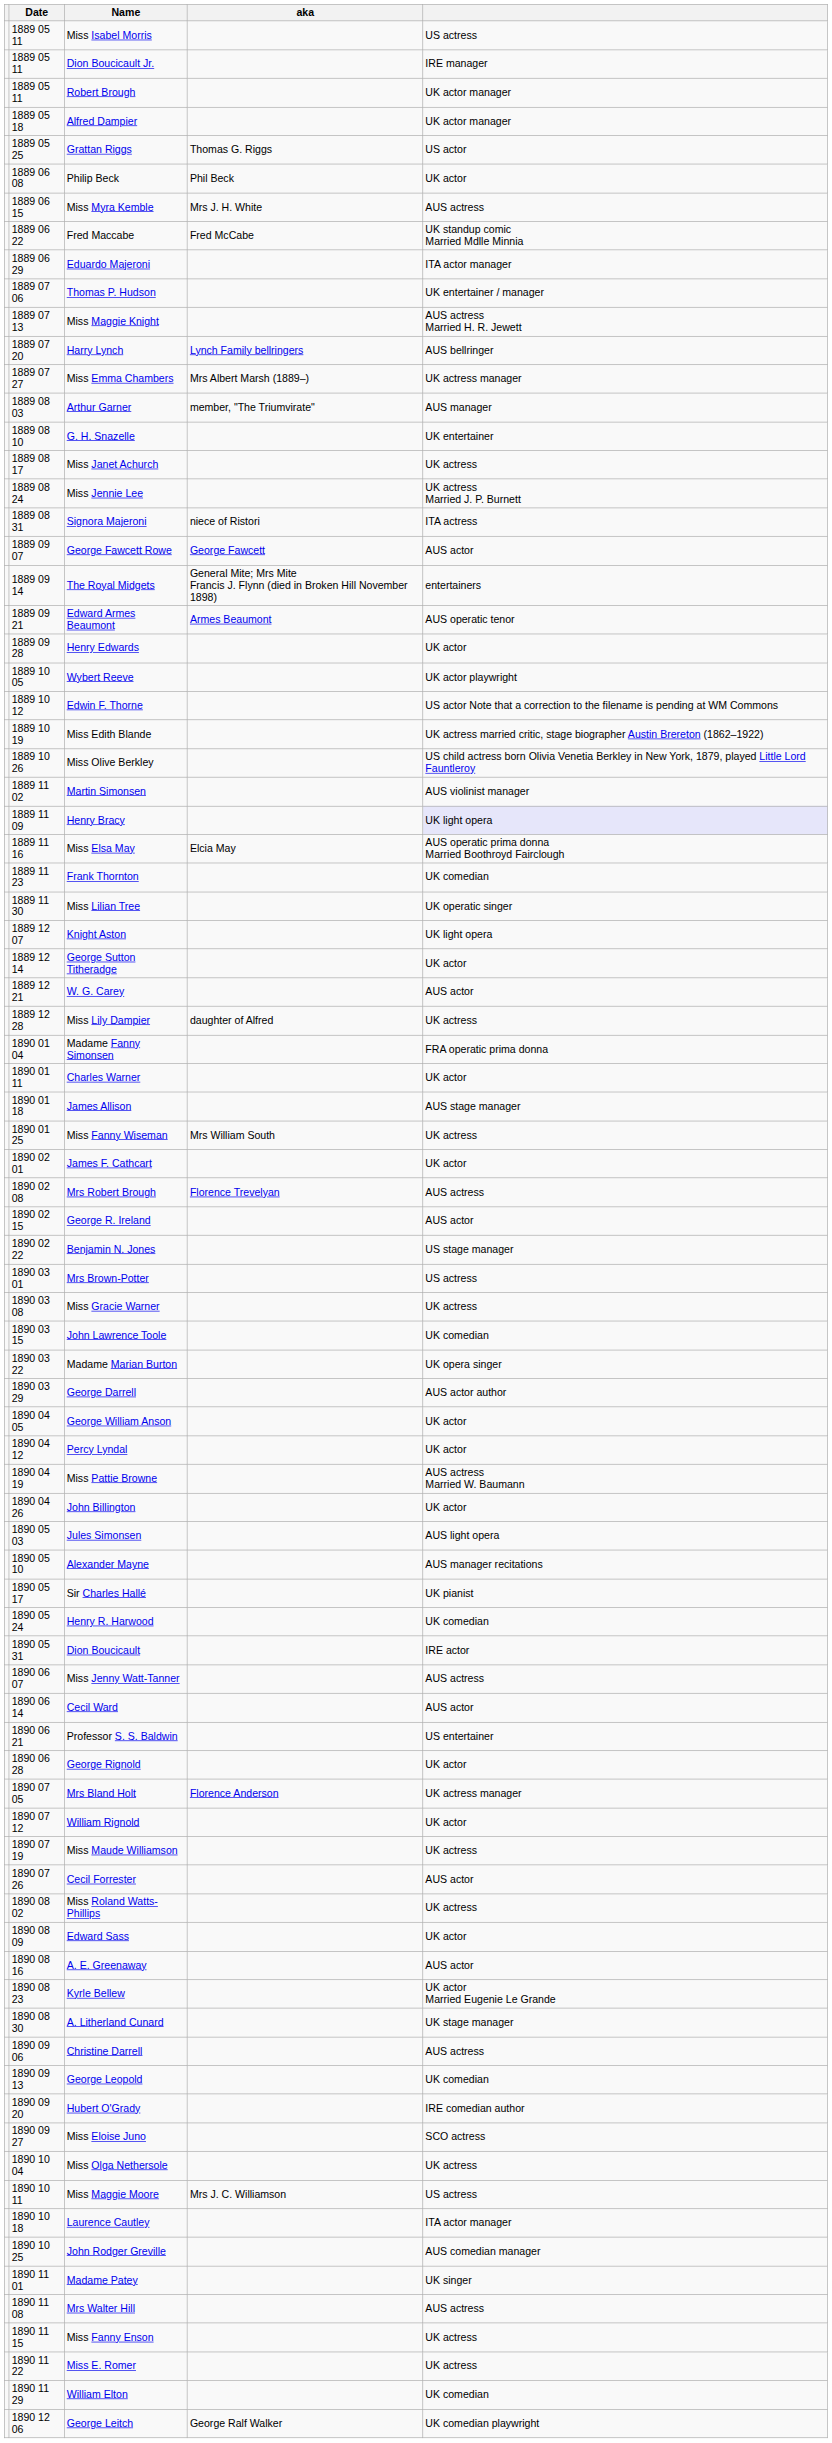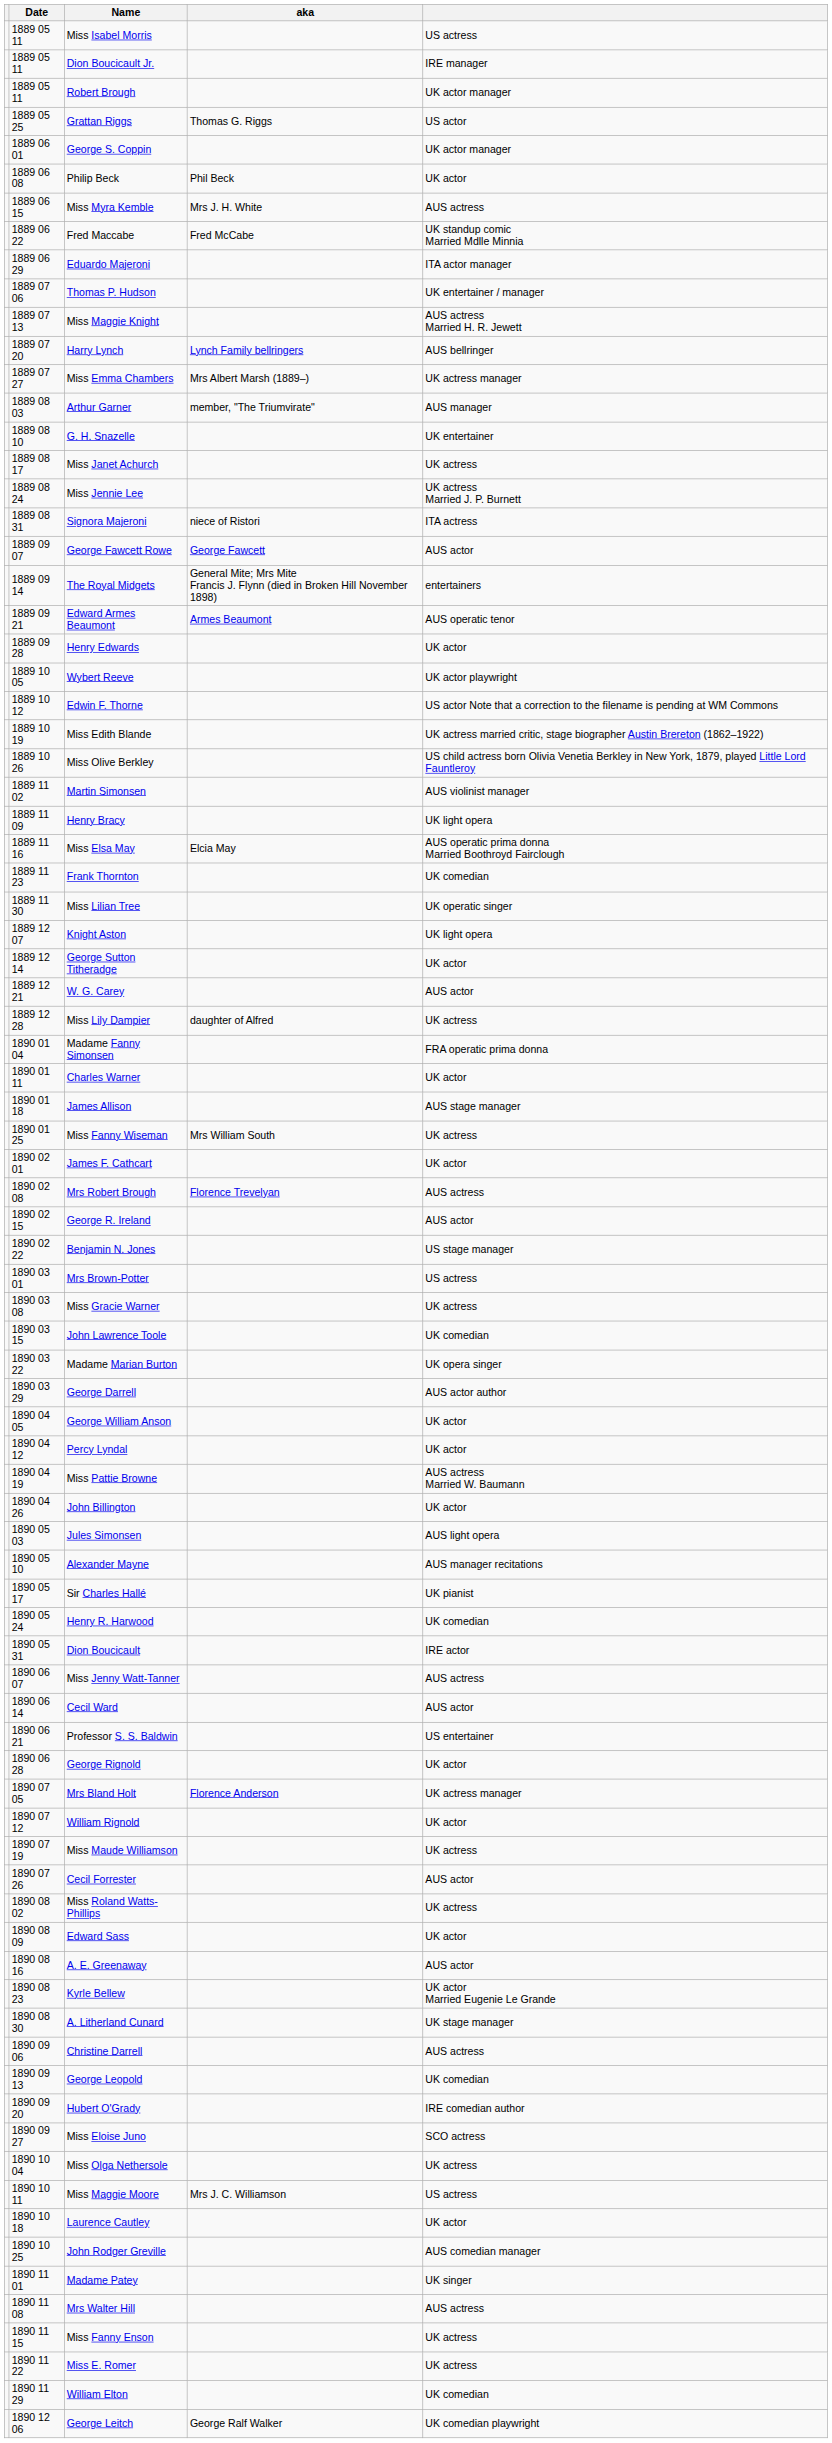- row: (102, 121)
+ row: (109, 150)
(459, 820) lavender background -> (459, 820) no background
(468, 2223) ITA actor manager -> (446, 2223) UK actor
